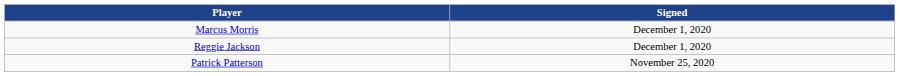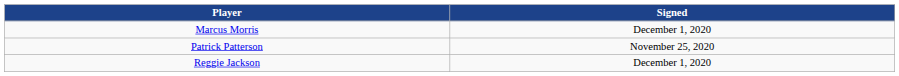rows swapped: (227, 63) <-> (227, 46)
